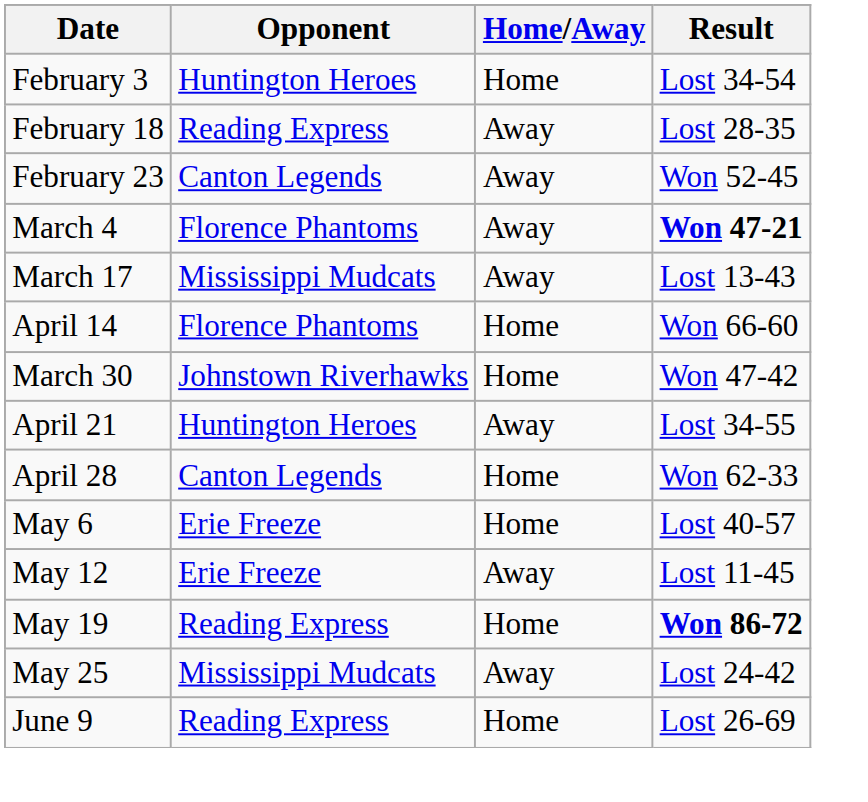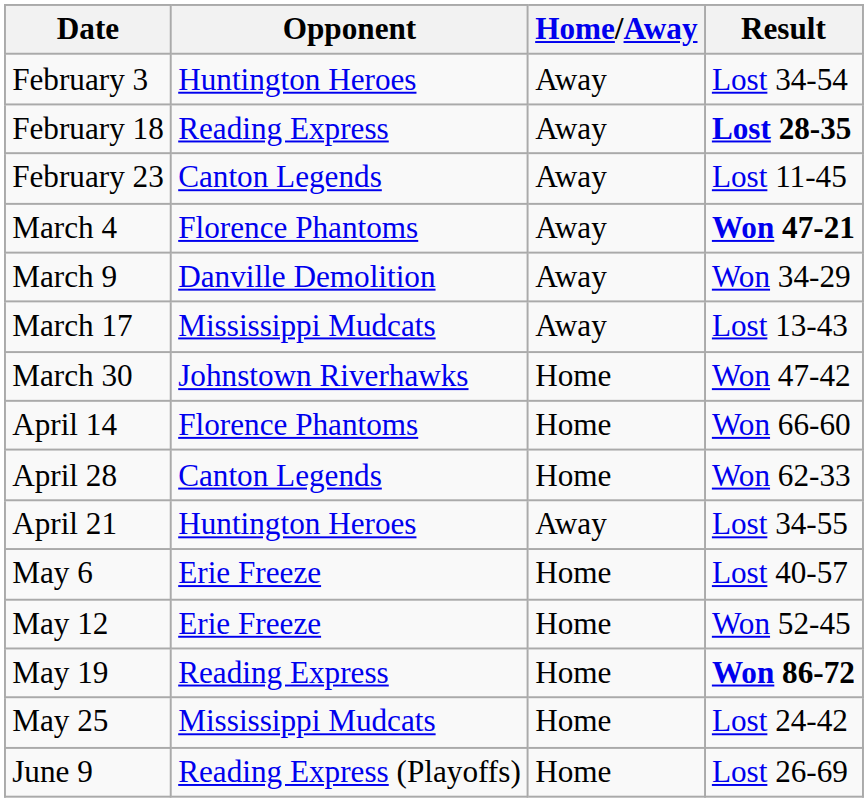(521, 78) Home -> (571, 78) Away
(728, 128) normal -> (782, 128) bold
(729, 177) Won 52-45 -> (779, 177) Lost 11-45
+ row: (65, 276)
rows swapped: (72, 375) <-> (65, 326)
rows swapped: (65, 425) <-> (65, 474)
(519, 573) Away -> (573, 623) Home
(727, 573) Lost 11-45 -> (781, 623) Won 52-45
(519, 672) Away -> (573, 721) Home
(283, 721) Reading Express -> (349, 771) Reading Express (Playoffs)
